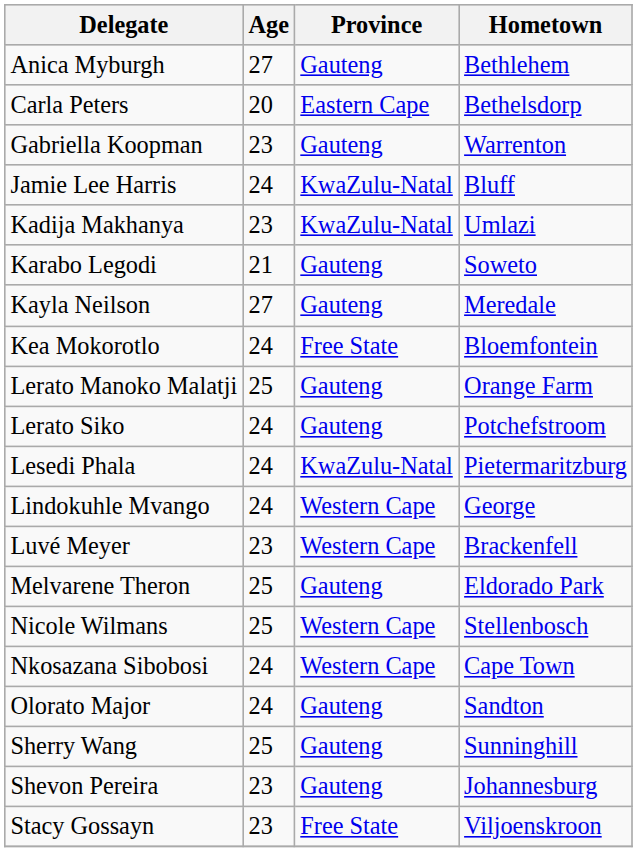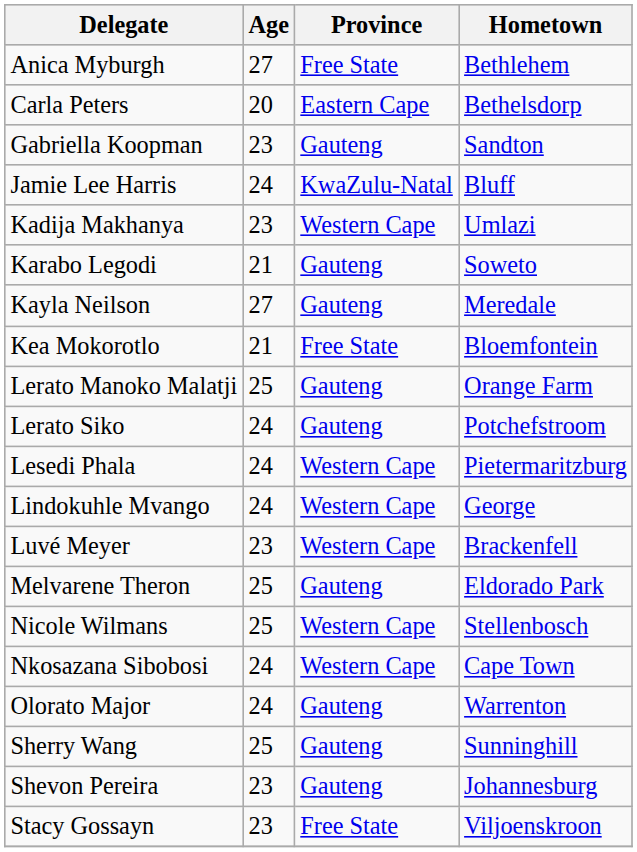(341, 64) Gauteng -> (349, 64) Free State
(515, 145) Warrenton -> (504, 145) Sandton
(377, 225) KwaZulu-Natal -> (368, 225) Western Cape
(261, 345) 24 -> (261, 345) 21
(377, 465) KwaZulu-Natal -> (368, 465) Western Cape
(504, 706) Sandton -> (515, 706) Warrenton
